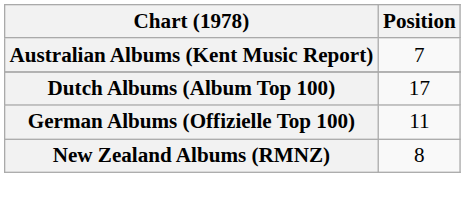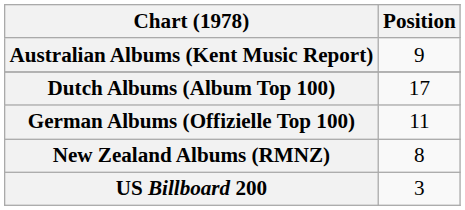(419, 54) 7 -> (419, 54) 9
+ row: (191, 188)
